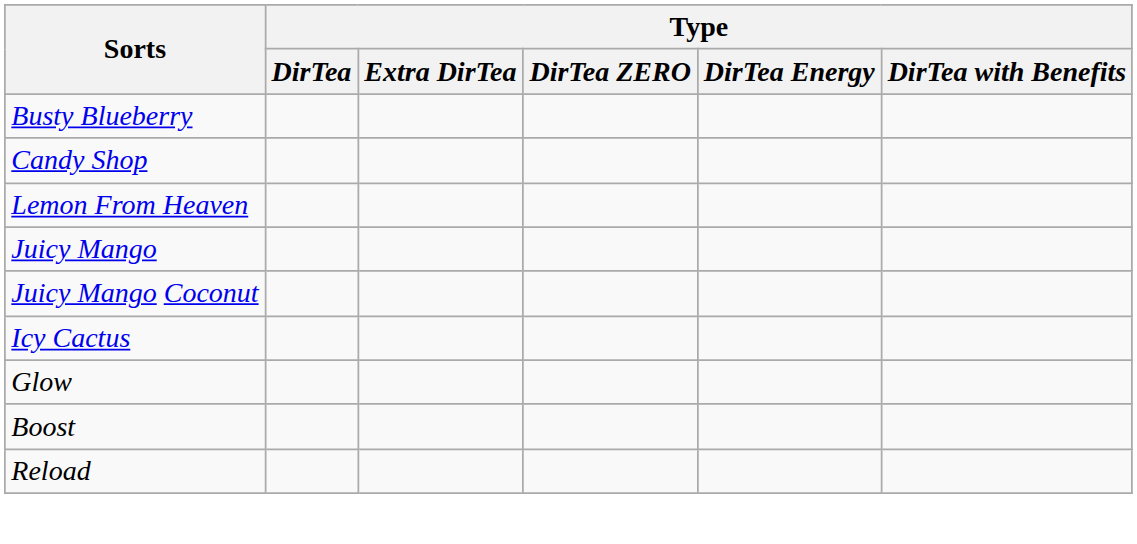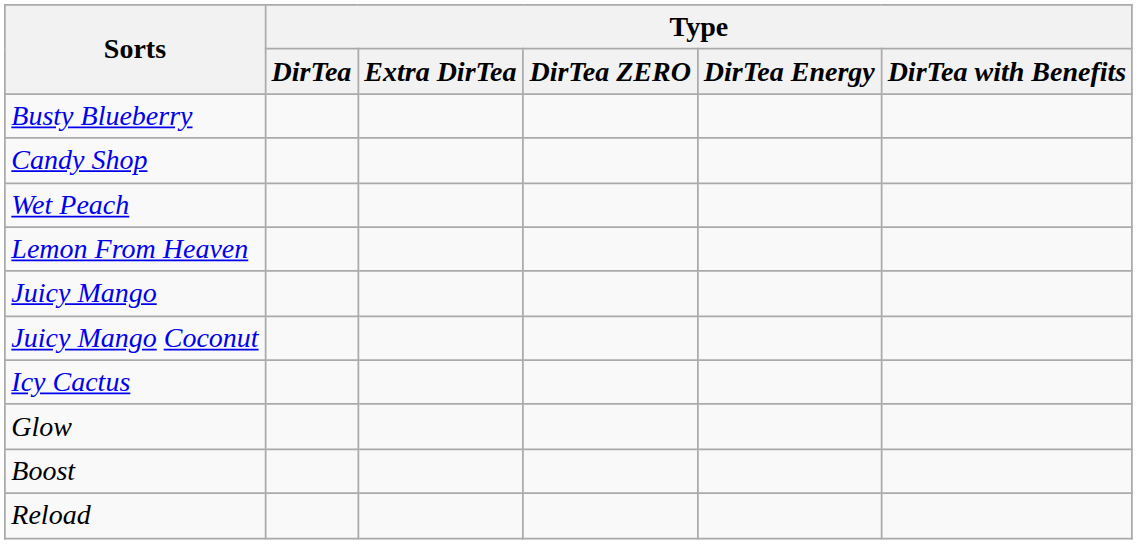+ row: (70, 204)
